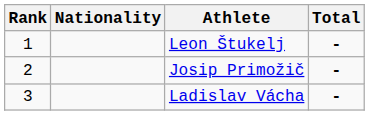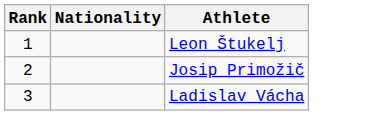- column: (336, 18)
